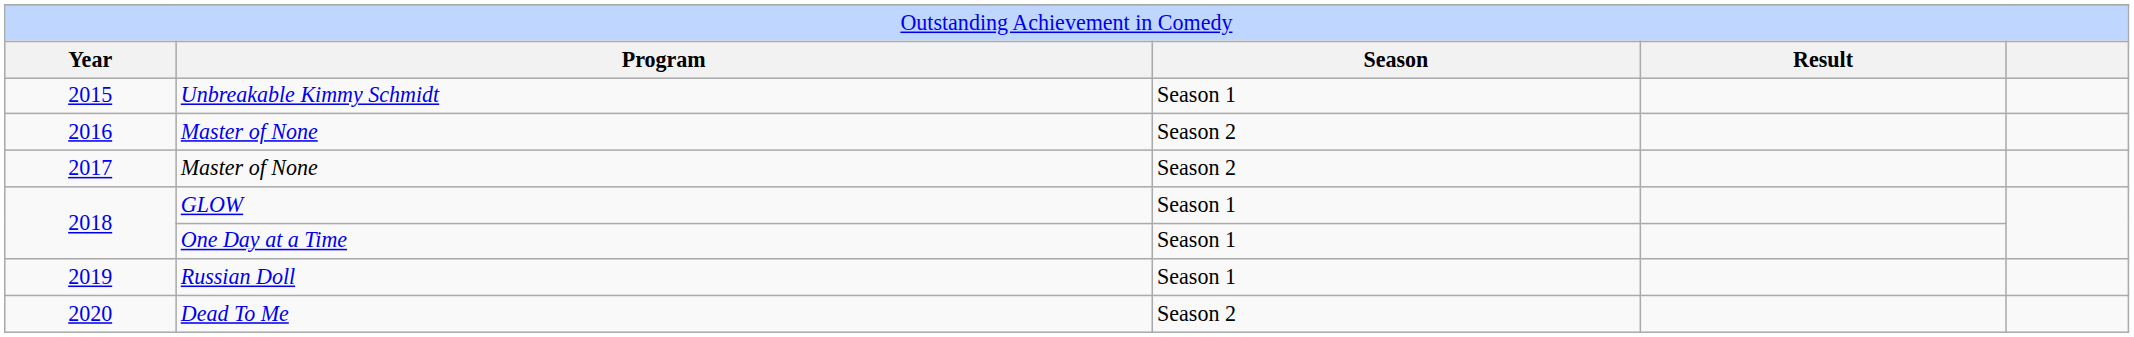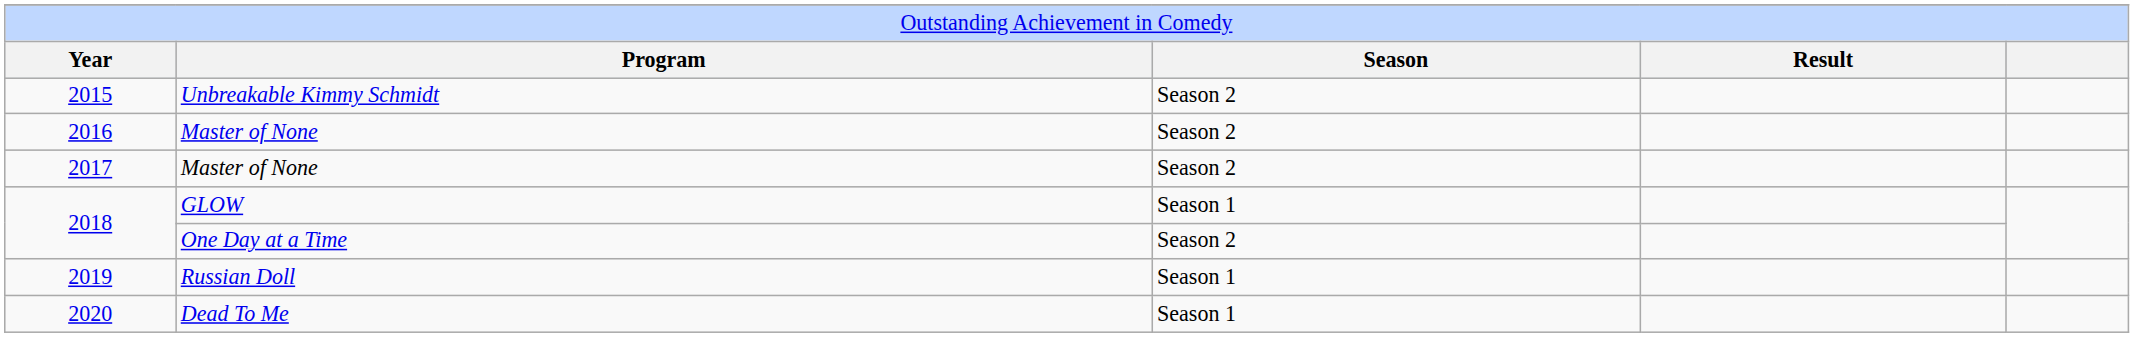(1196, 95) Season 1 -> (1196, 95) Season 2
(1196, 241) Season 1 -> (1196, 241) Season 2
(1196, 313) Season 2 -> (1196, 313) Season 1
